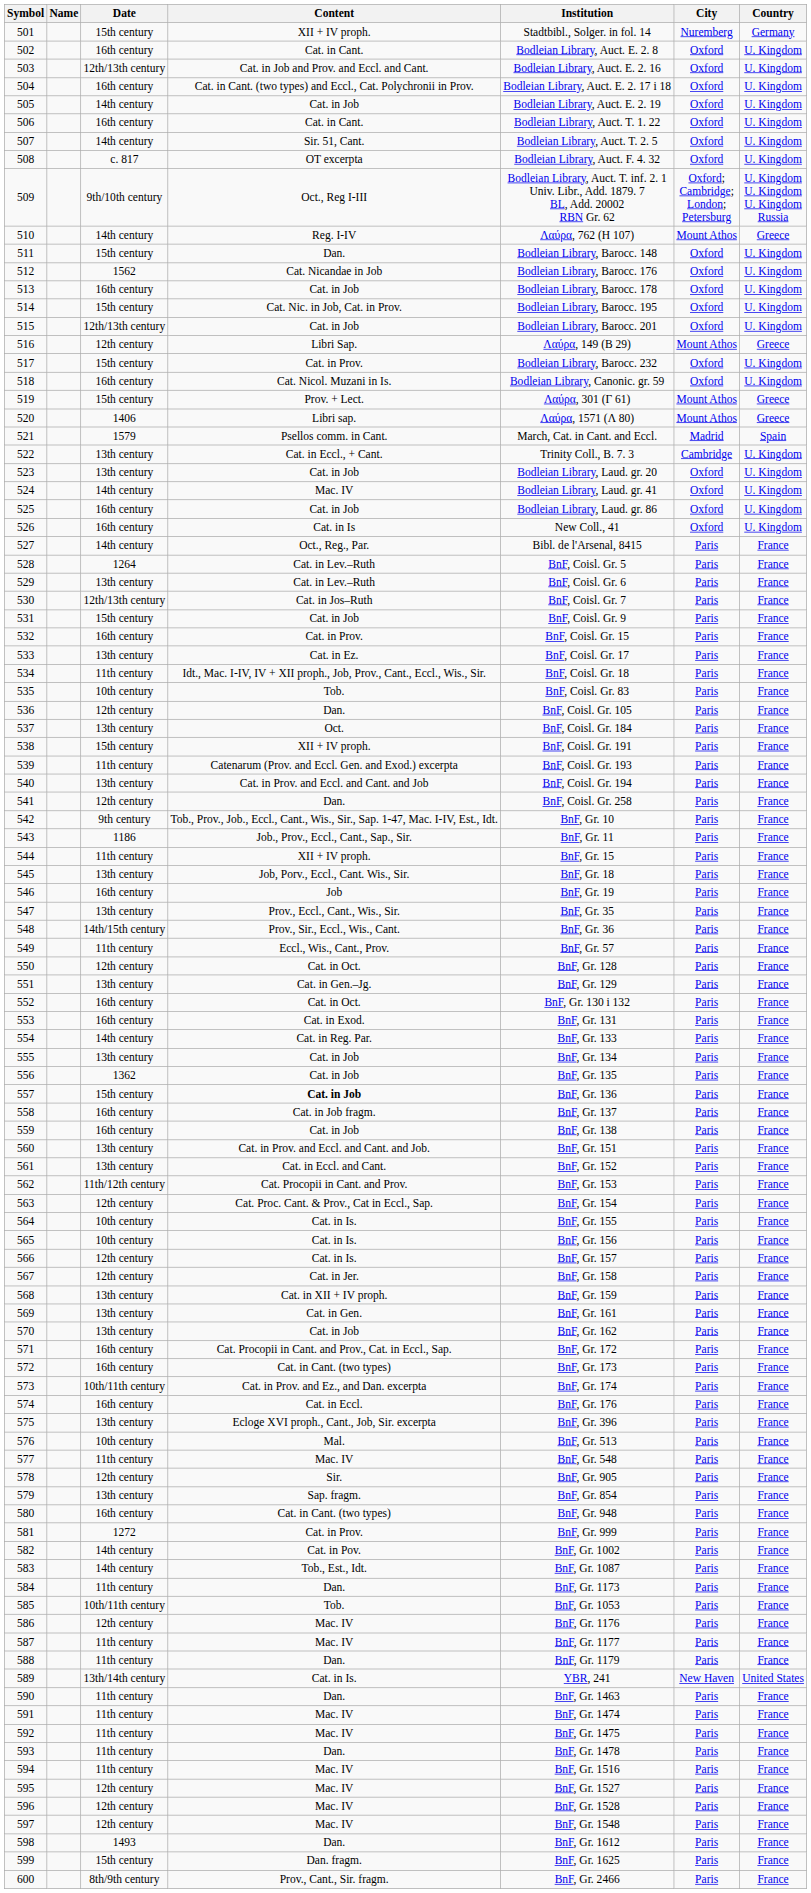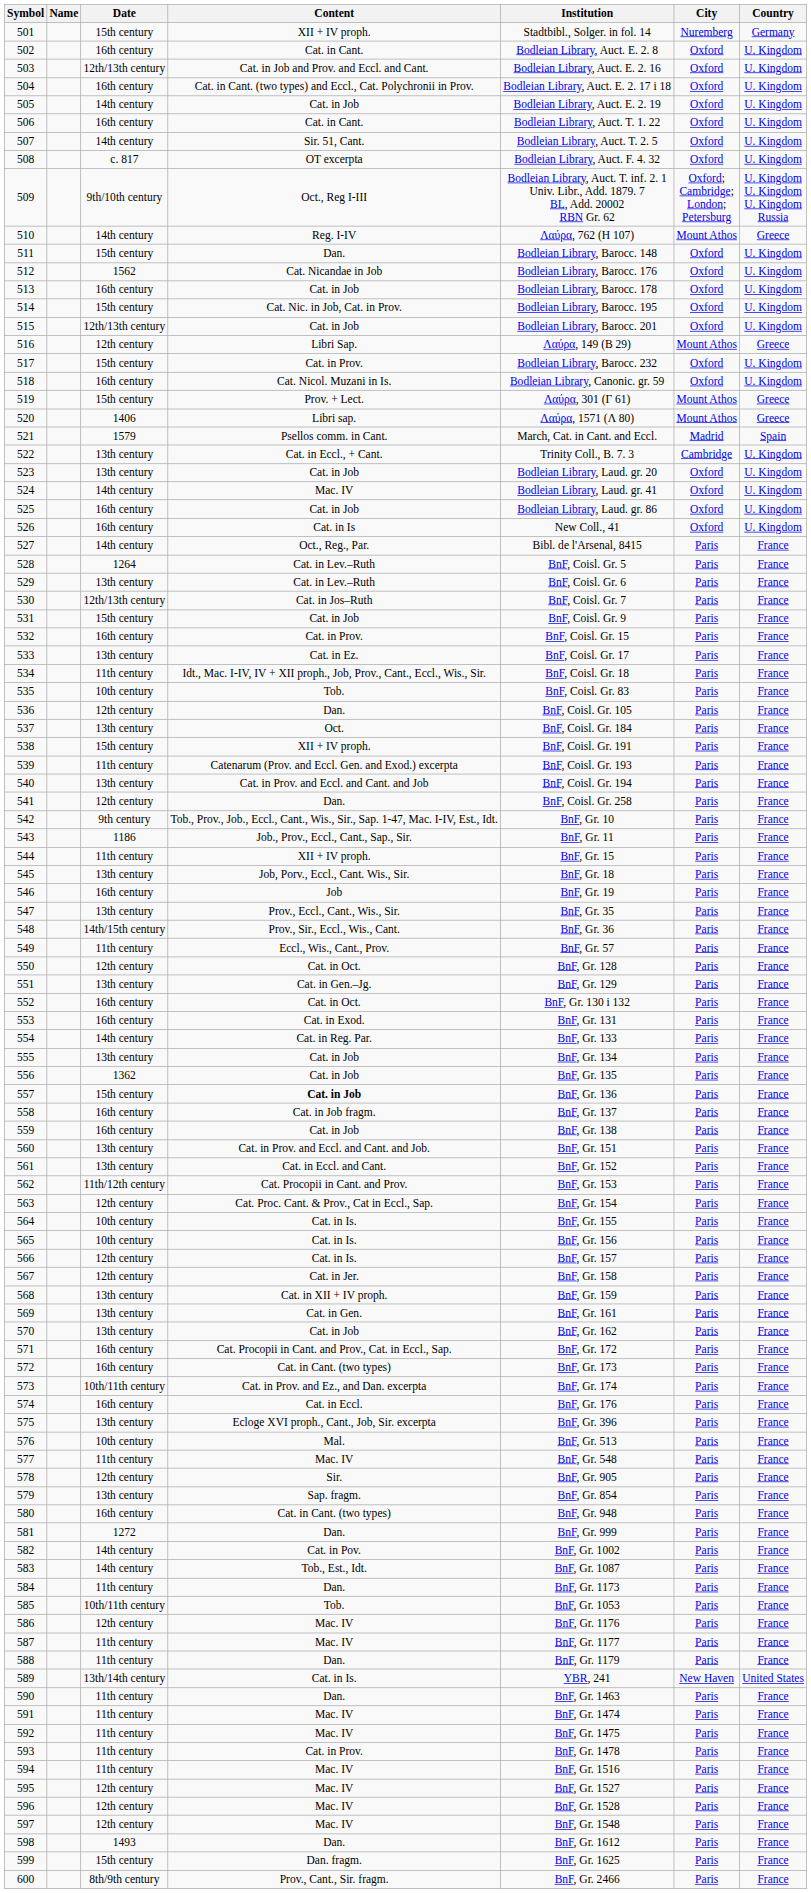(334, 1532) Cat. in Prov. -> (334, 1532) Dan.
(334, 1751) Dan. -> (334, 1751) Cat. in Prov.
